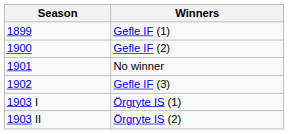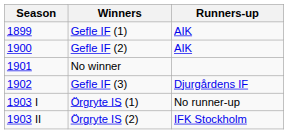+ column: (228, 13)
